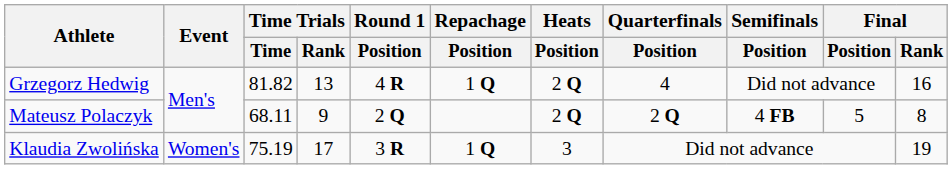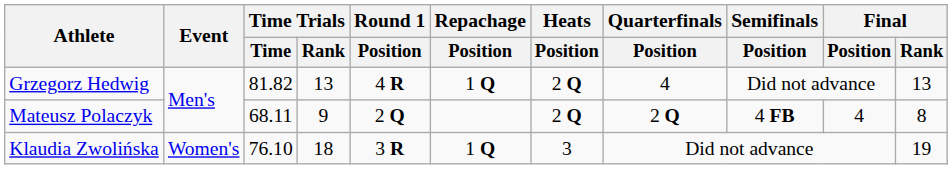(922, 83) 16 -> (922, 83) 13
(859, 116) 5 -> (859, 116) 4
(271, 148) 75.19 -> (271, 148) 76.10
(323, 148) 17 -> (323, 148) 18
